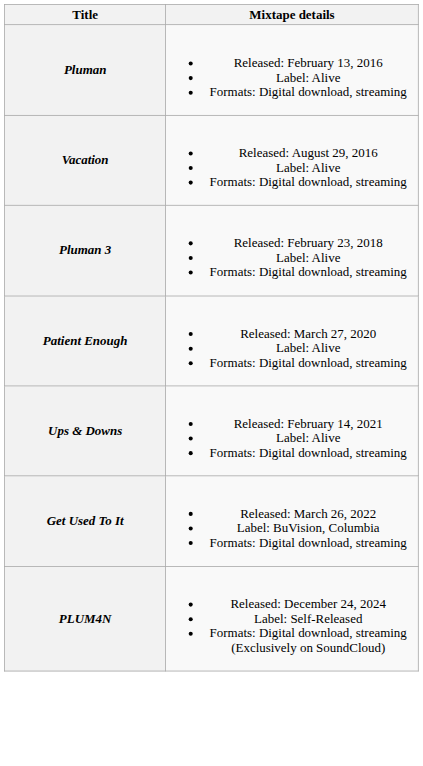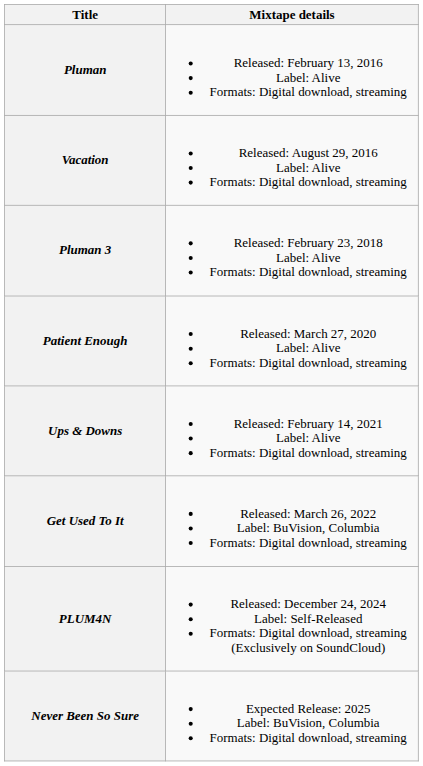+ row: (85, 716)
